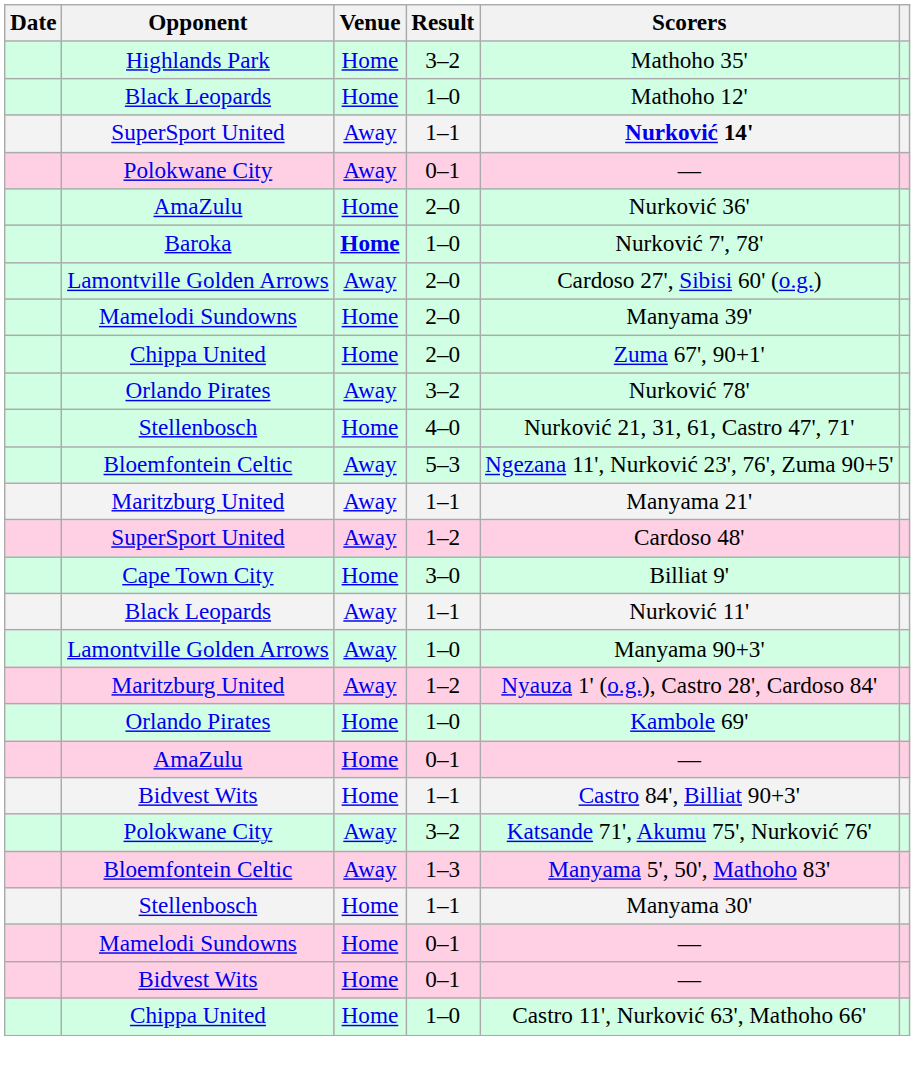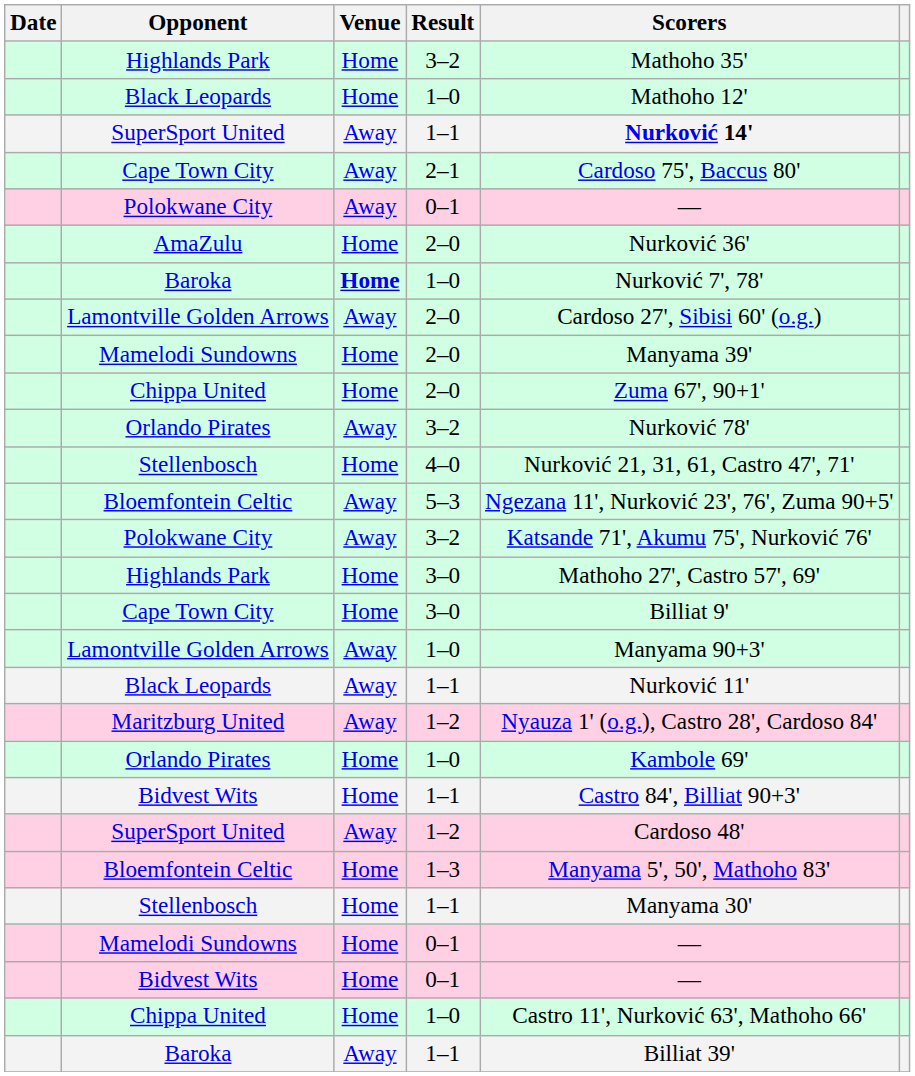+ row: (198, 170)
- row: (198, 501)
rows swapped: (198, 538) <-> (198, 832)
+ row: (198, 574)
rows swapped: (198, 611) <-> (198, 648)
- row: (198, 758)
(370, 869) Away -> (370, 869) Home
+ row: (198, 1053)
